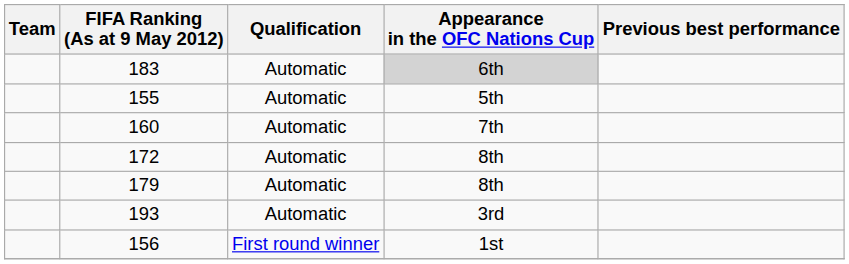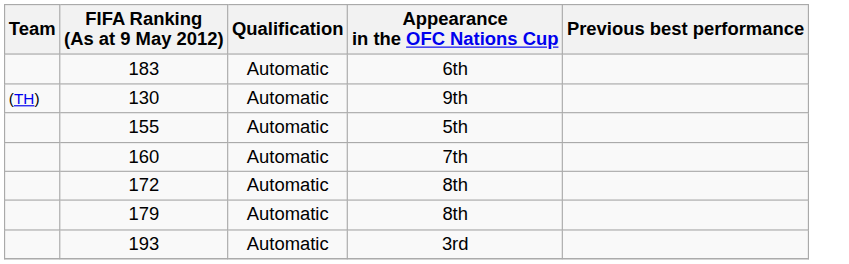(491, 68) lightgrey background -> (455, 68) no background
+ row: (144, 98)
- row: (144, 244)
